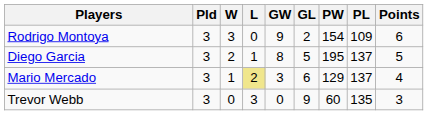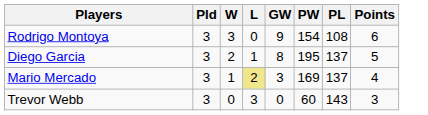- column: (307, 15)
(361, 36) 109 -> (337, 36) 108
(333, 78) 129 -> (308, 78) 169
(361, 99) 135 -> (337, 99) 143
